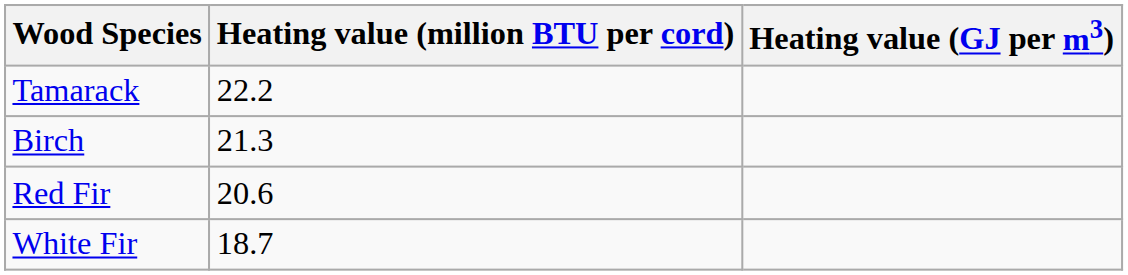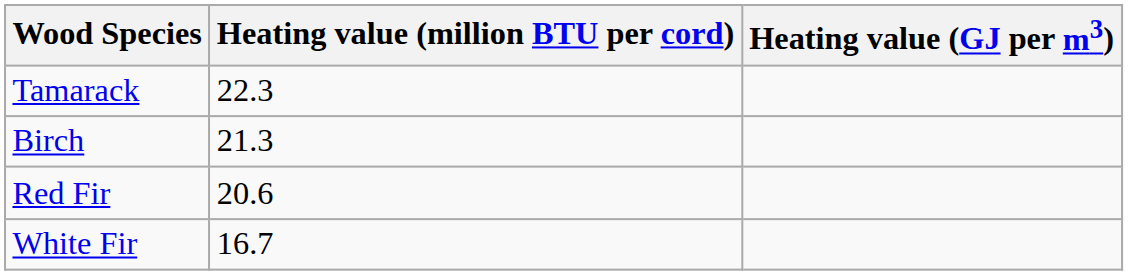(245, 90) 22.2 -> (245, 90) 22.3
(245, 243) 18.7 -> (245, 243) 16.7
